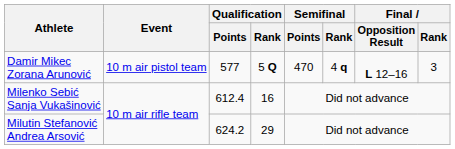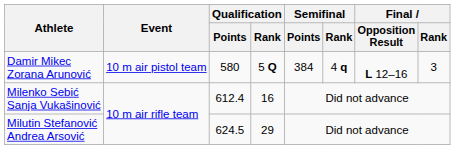(230, 68) 577 -> (230, 68) 580
(304, 68) 470 -> (304, 68) 384
(230, 130) 624.2 -> (230, 130) 624.5
